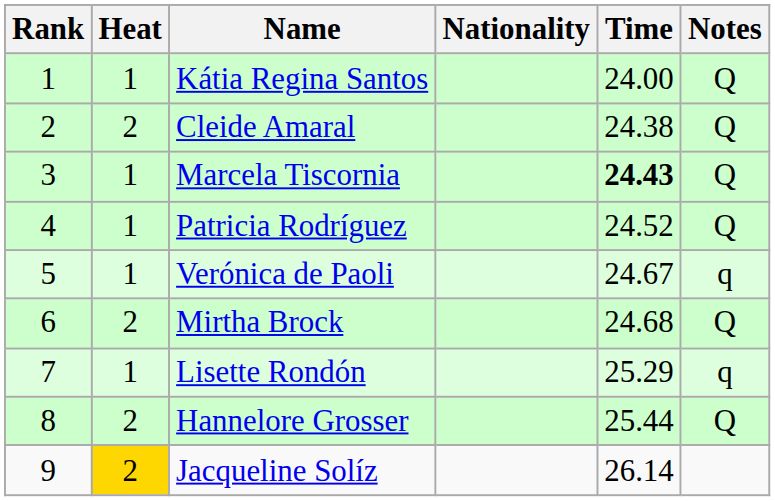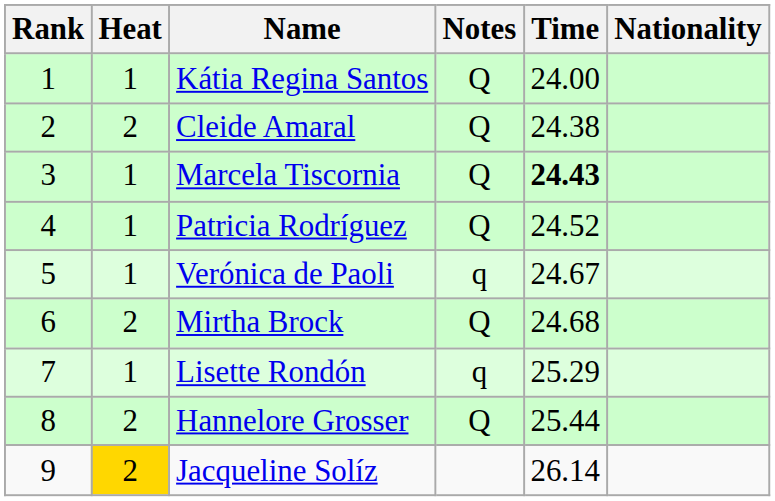columns swapped: (516, 28) <-> (725, 28)
